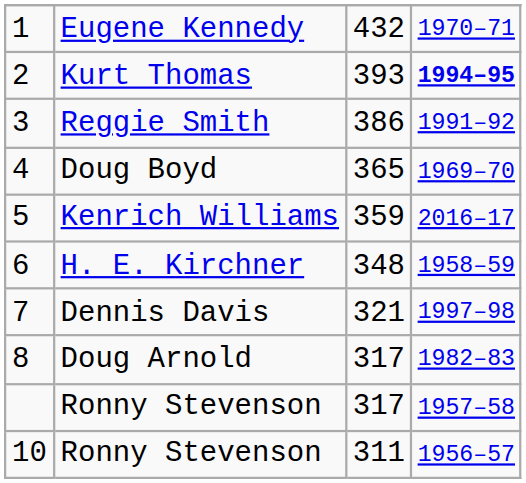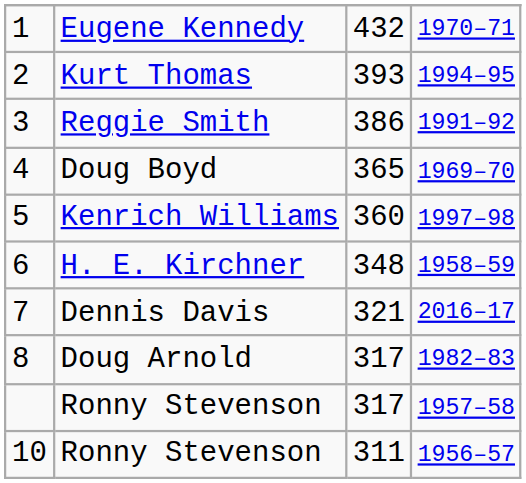(466, 76) bold -> (466, 76) normal
(379, 218) 359 -> (379, 218) 360
(466, 218) 2016–17 -> (466, 218) 1997–98
(466, 312) 1997–98 -> (466, 312) 2016–17
